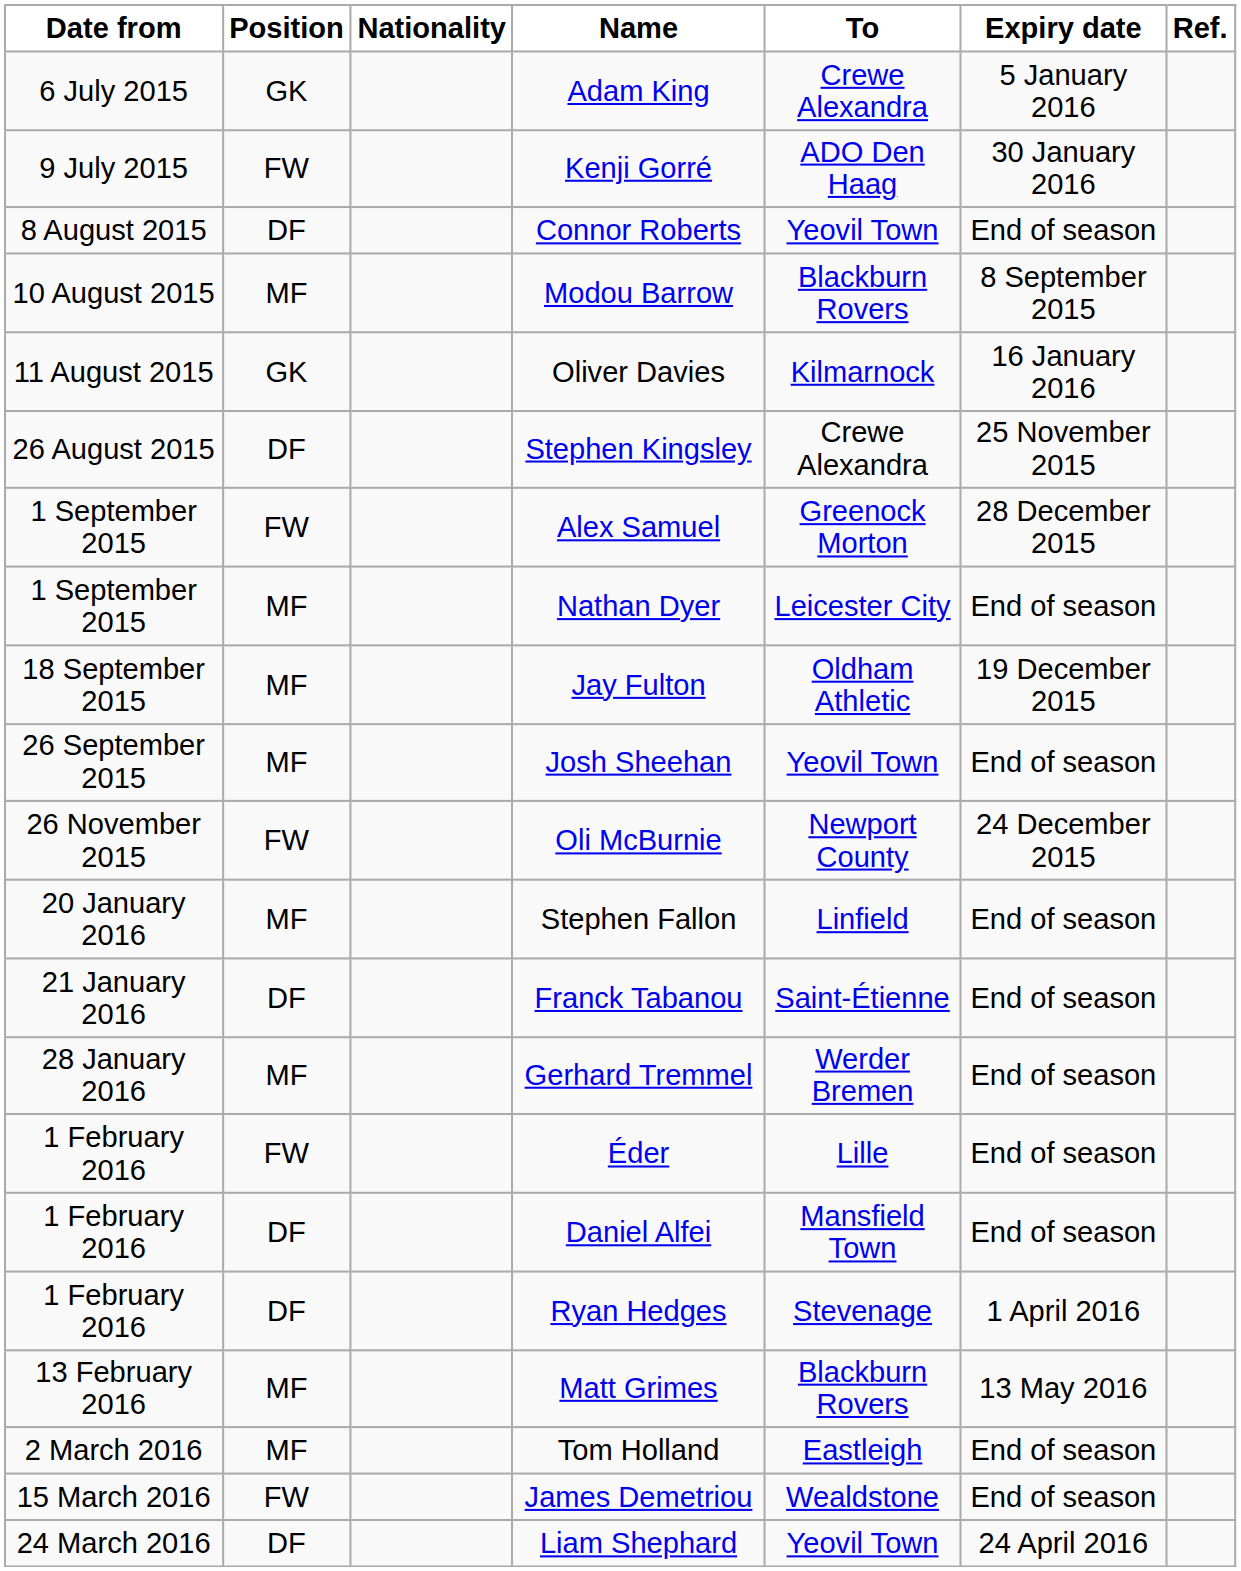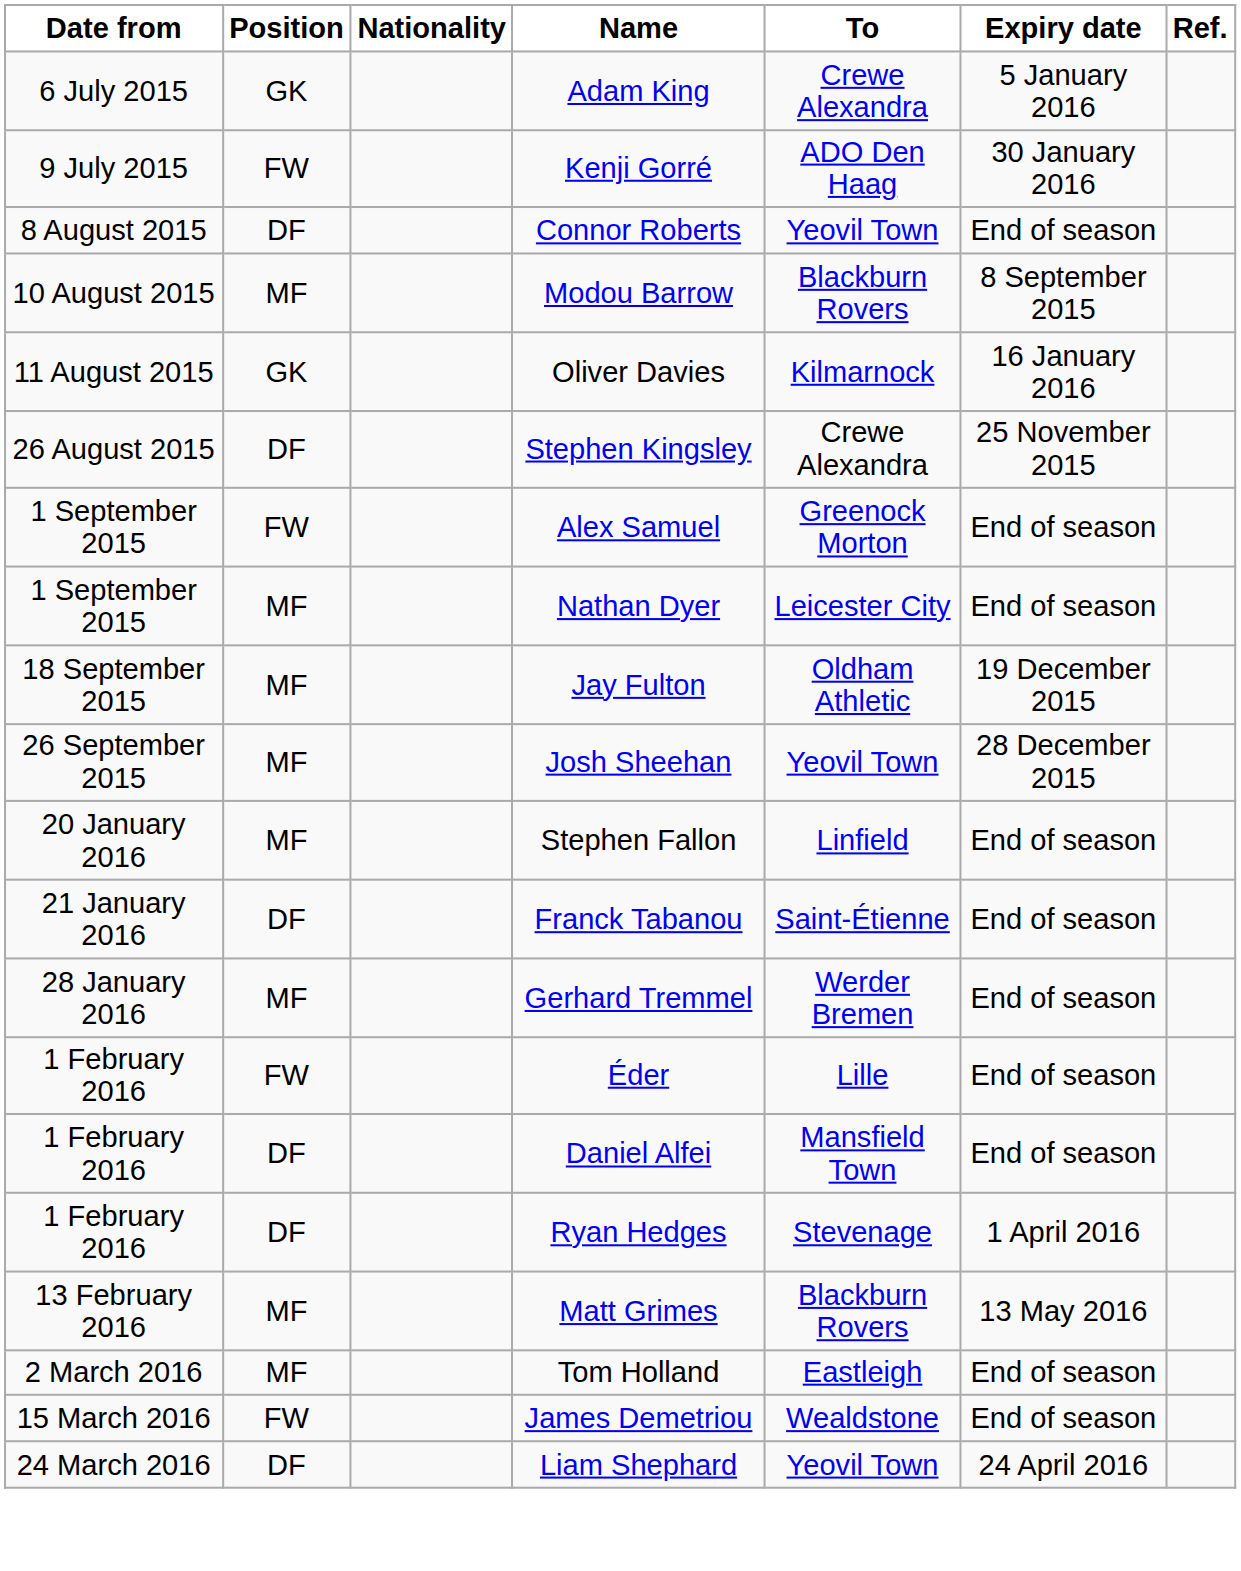(1063, 528) 28 December 2015 -> (1063, 528) End of season
(1063, 763) End of season -> (1063, 763) 28 December 2015
- row: (639, 841)
